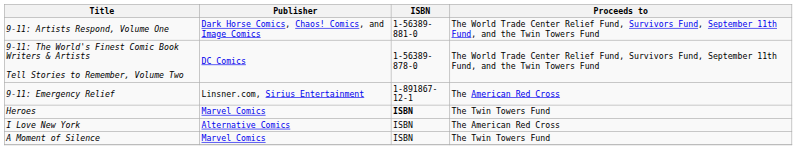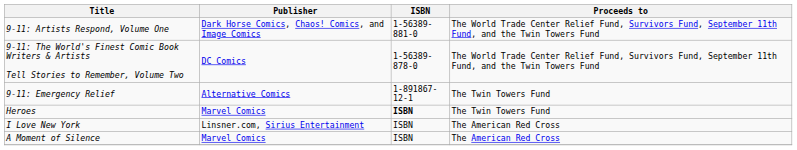(283, 94) Linsner.com, Sirius Entertainment -> (246, 94) Alternative Comics
(506, 94) The American Red Cross -> (501, 94) The Twin Towers Fund
(246, 125) Alternative Comics -> (283, 125) Linsner.com, Sirius Entertainment
(501, 138) The Twin Towers Fund -> (506, 138) The American Red Cross
